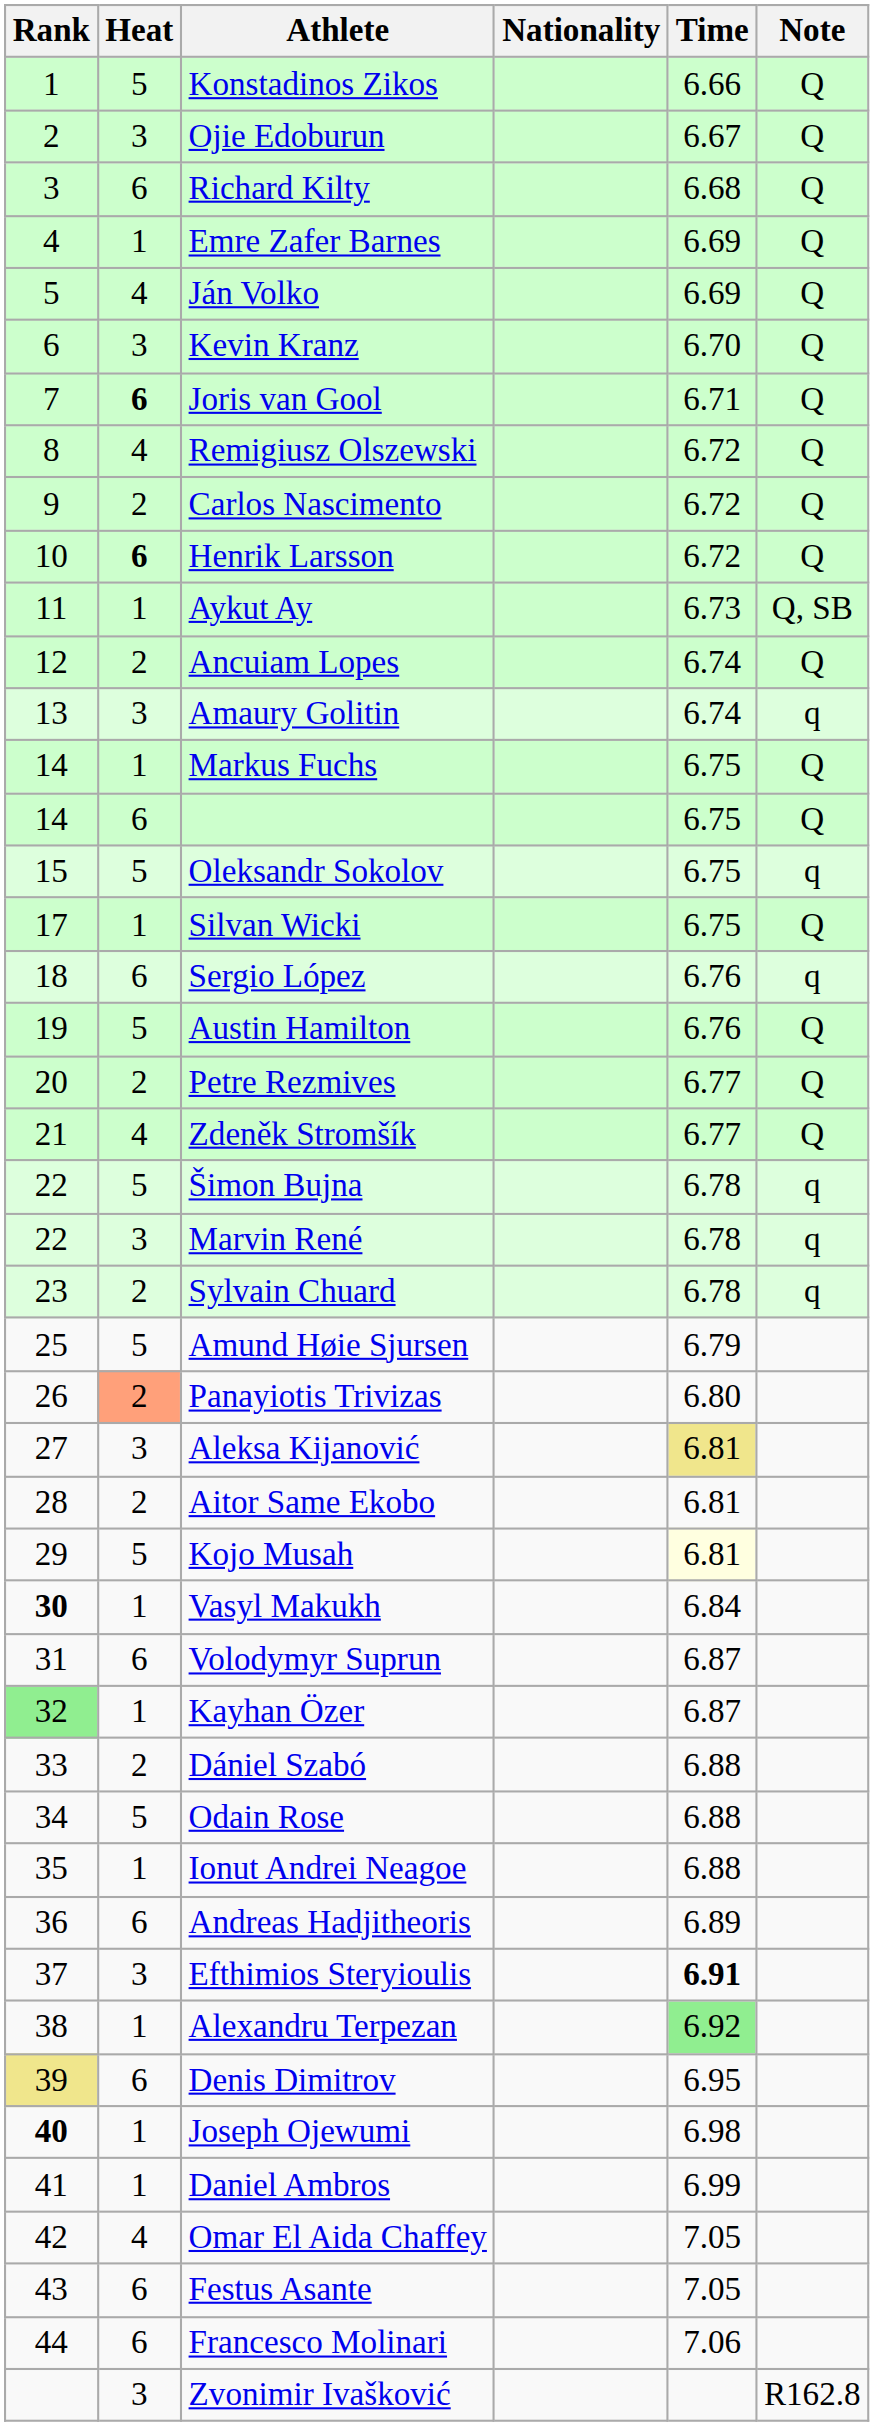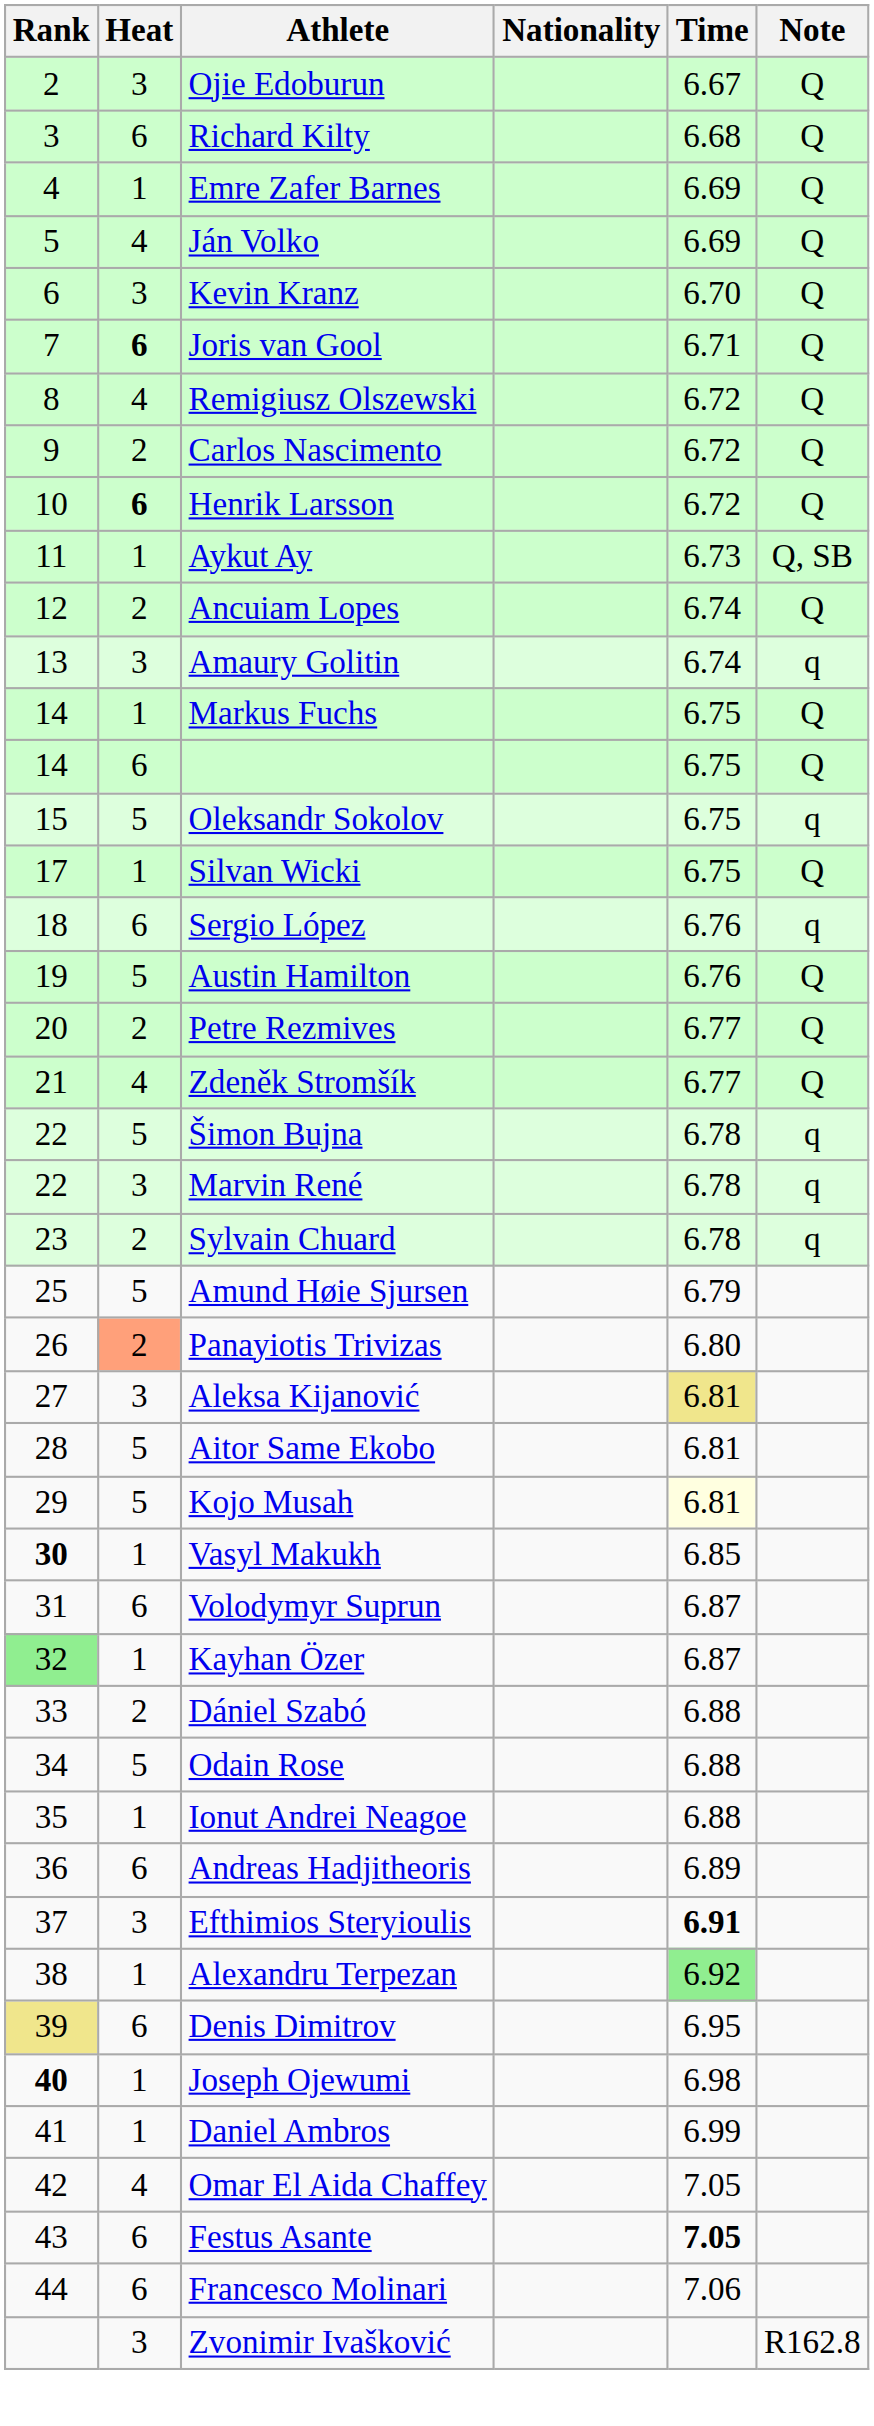- row: (313, 83)
(139, 1501) 2 -> (139, 1448) 5
(712, 1606) 6.84 -> (712, 1554) 6.85
(712, 2289) normal -> (712, 2236) bold
